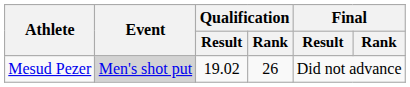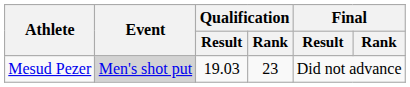(222, 69) 19.02 -> (222, 69) 19.03
(270, 69) 26 -> (270, 69) 23
